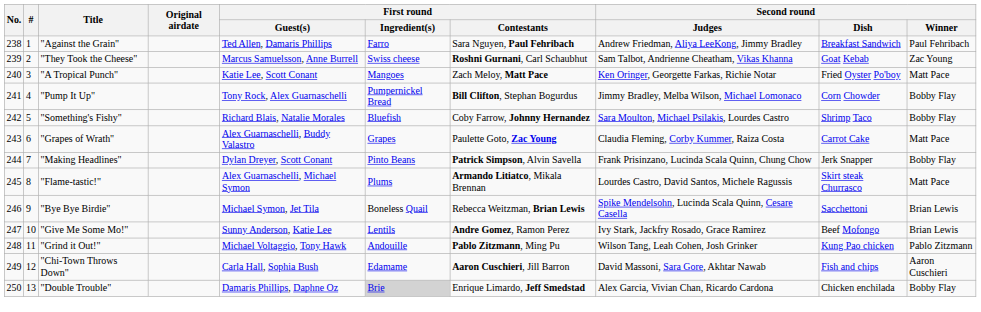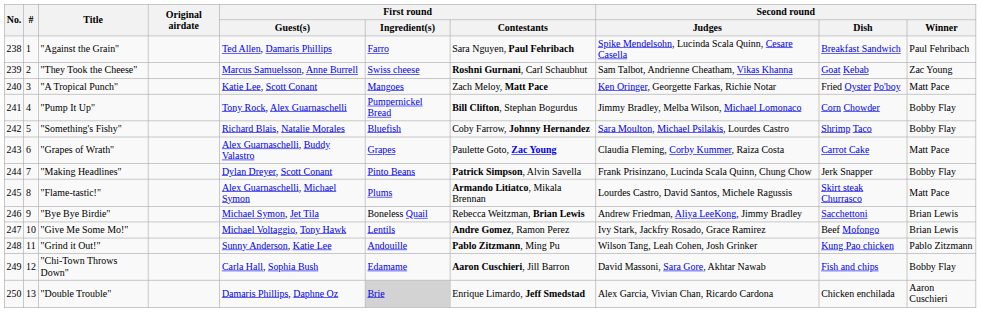(700, 43) Andrew Friedman, Aliya LeeKong, Jimmy Bradley -> (695, 49) Spike Mendelsohn, Lucinda Scala Quinn, Cesare Casella
(695, 208) Spike Mendelsohn, Lucinda Scala Quinn, Cesare Casella -> (700, 214) Andrew Friedman, Aliya LeeKong, Jimmy Bradley
(277, 230) Sunny Anderson, Katie Lee -> (284, 230) Michael Voltaggio, Tony Hawk
(284, 245) Michael Voltaggio, Tony Hawk -> (277, 245) Sunny Anderson, Katie Lee
(928, 267) Aaron Cuschieri -> (933, 267) Bobby Flay
(933, 288) Bobby Flay -> (928, 294) Aaron Cuschieri
